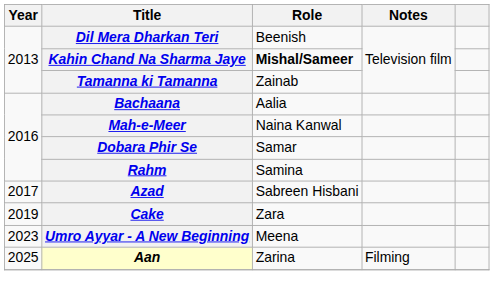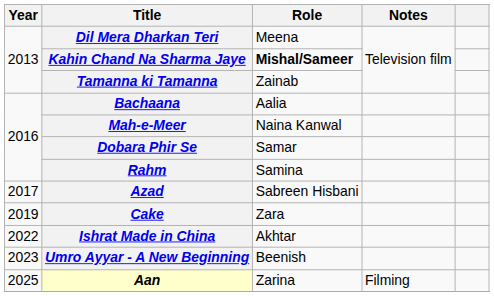(281, 37) Beenish -> (277, 37) Meena
+ row: (147, 236)
(277, 236) Meena -> (281, 258) Beenish
